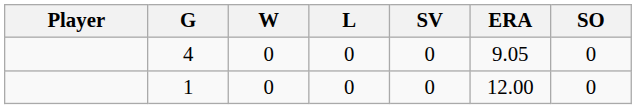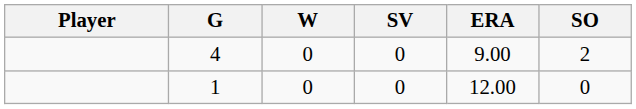- column: (349, 20)
(510, 53) 9.05 -> (492, 53) 9.00
(591, 53) 0 -> (585, 53) 2
